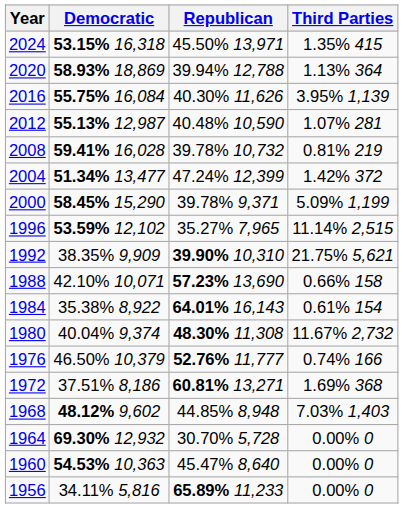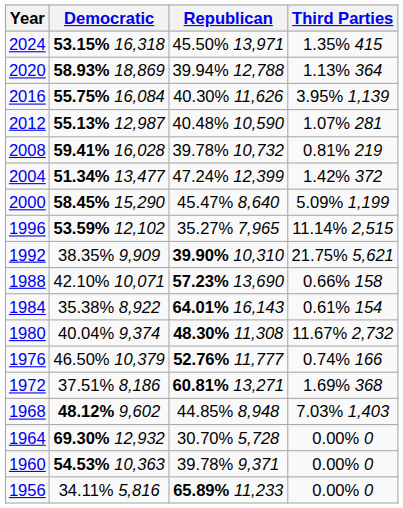(228, 202) 39.78% 9,371 -> (228, 202) 45.47% 8,640
(228, 464) 45.47% 8,640 -> (228, 464) 39.78% 9,371
